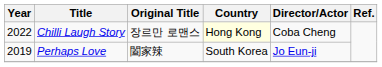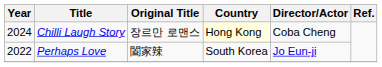(19, 32) 2022 -> (19, 32) 2024
(19, 52) 2019 -> (19, 52) 2022
